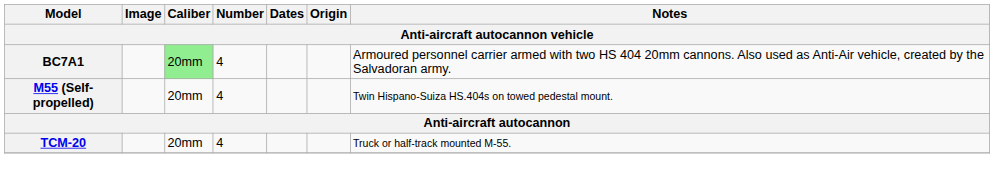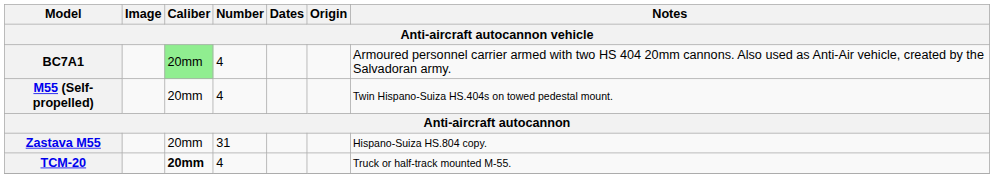+ row: (63, 143)
(185, 143) normal -> (186, 163) bold
